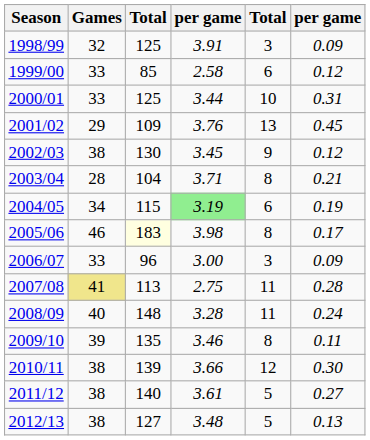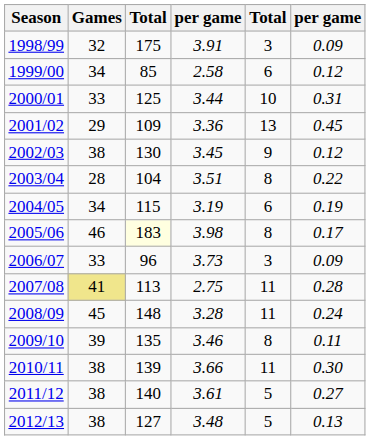(148, 44) 125 -> (148, 44) 175
(97, 71) 33 -> (97, 71) 34
(208, 125) 3.76 -> (208, 125) 3.36
(208, 179) 3.71 -> (208, 179) 3.51
(328, 179) 0.21 -> (328, 179) 0.22
(208, 206) lightgreen background -> (208, 206) no background
(208, 260) 3.00 -> (208, 260) 3.73
(97, 313) 40 -> (97, 313) 45
(268, 367) 12 -> (268, 367) 11
